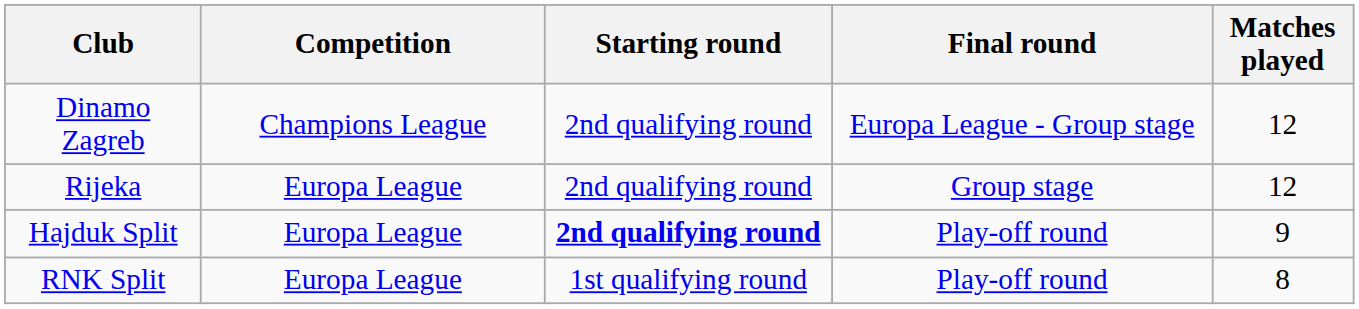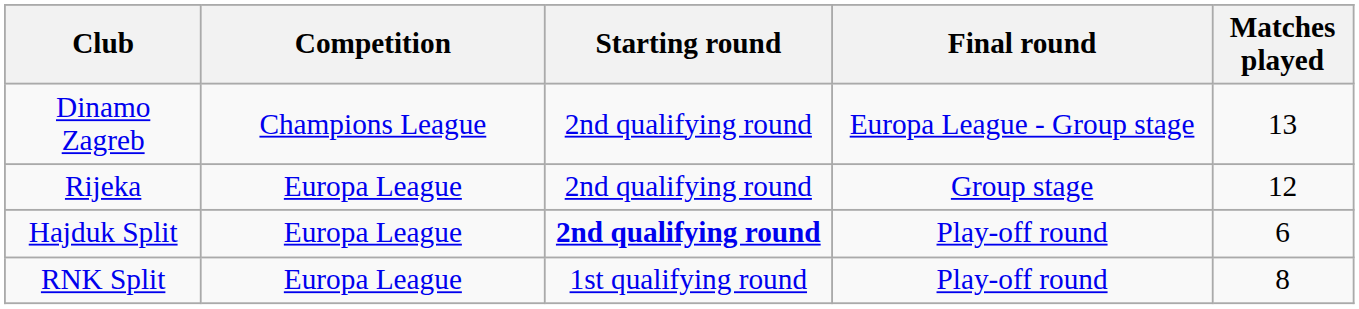(1283, 123) 12 -> (1283, 123) 13
(1283, 232) 9 -> (1283, 232) 6
